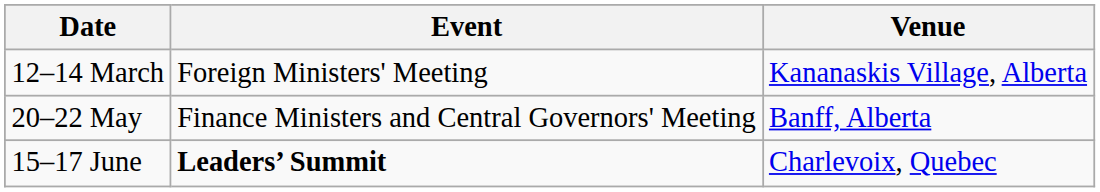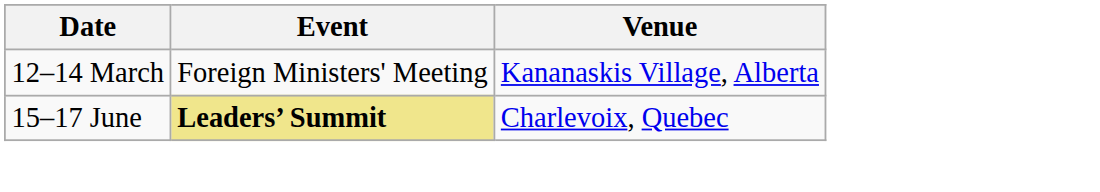- row: (77, 117)
(282, 162) no background -> (282, 117) khaki background
